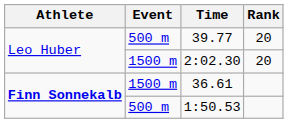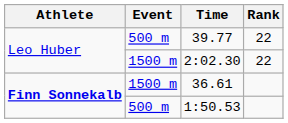(264, 38) 20 -> (264, 38) 22
(264, 61) 20 -> (264, 61) 22
